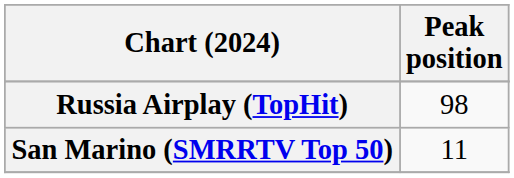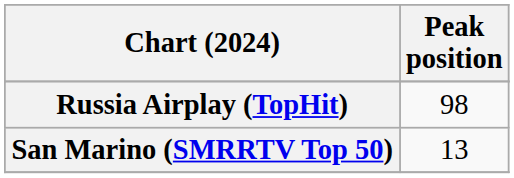(454, 149) 11 -> (454, 149) 13
